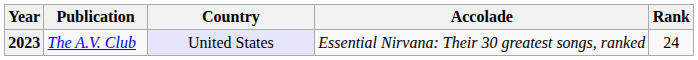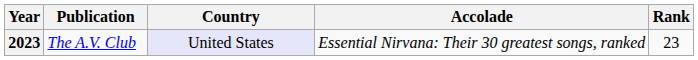(671, 42) 24 -> (671, 42) 23
